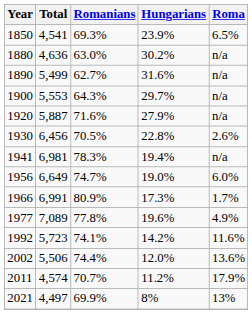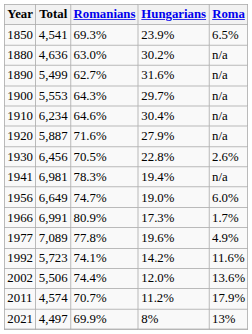+ row: (20, 116)
